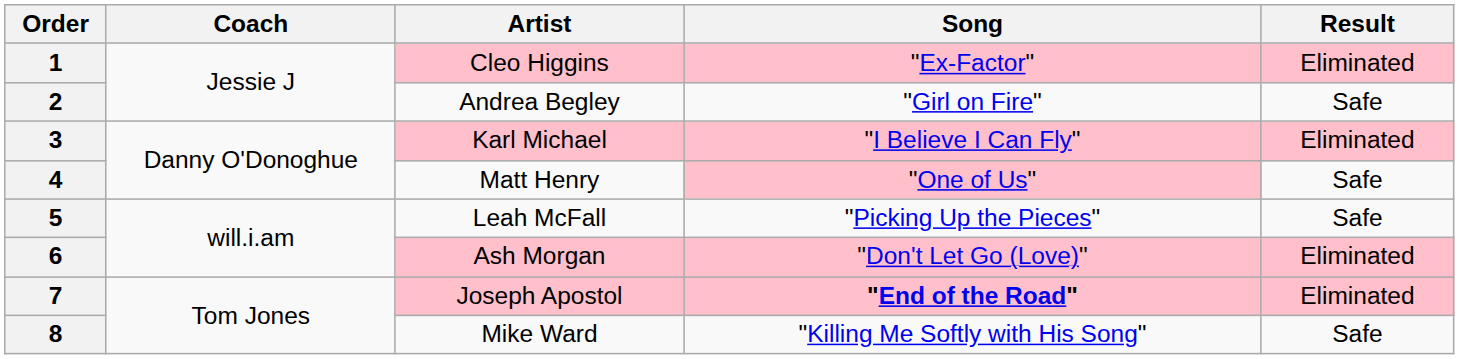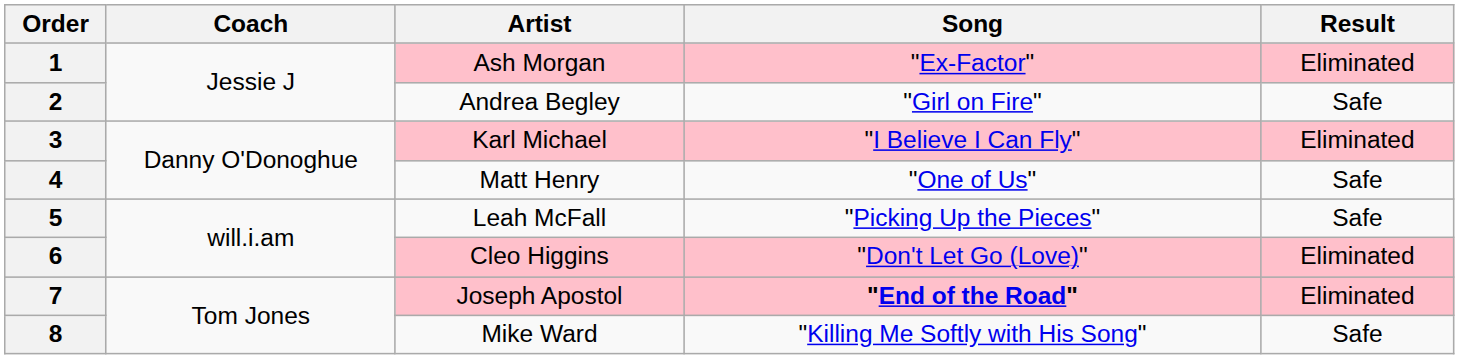(539, 62) Cleo Higgins -> (539, 62) Ash Morgan
(972, 179) pink background -> (972, 179) no background
(539, 256) Ash Morgan -> (539, 256) Cleo Higgins
